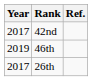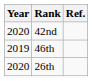(18, 31) 2017 -> (18, 31) 2020
(18, 66) 2017 -> (18, 66) 2020
